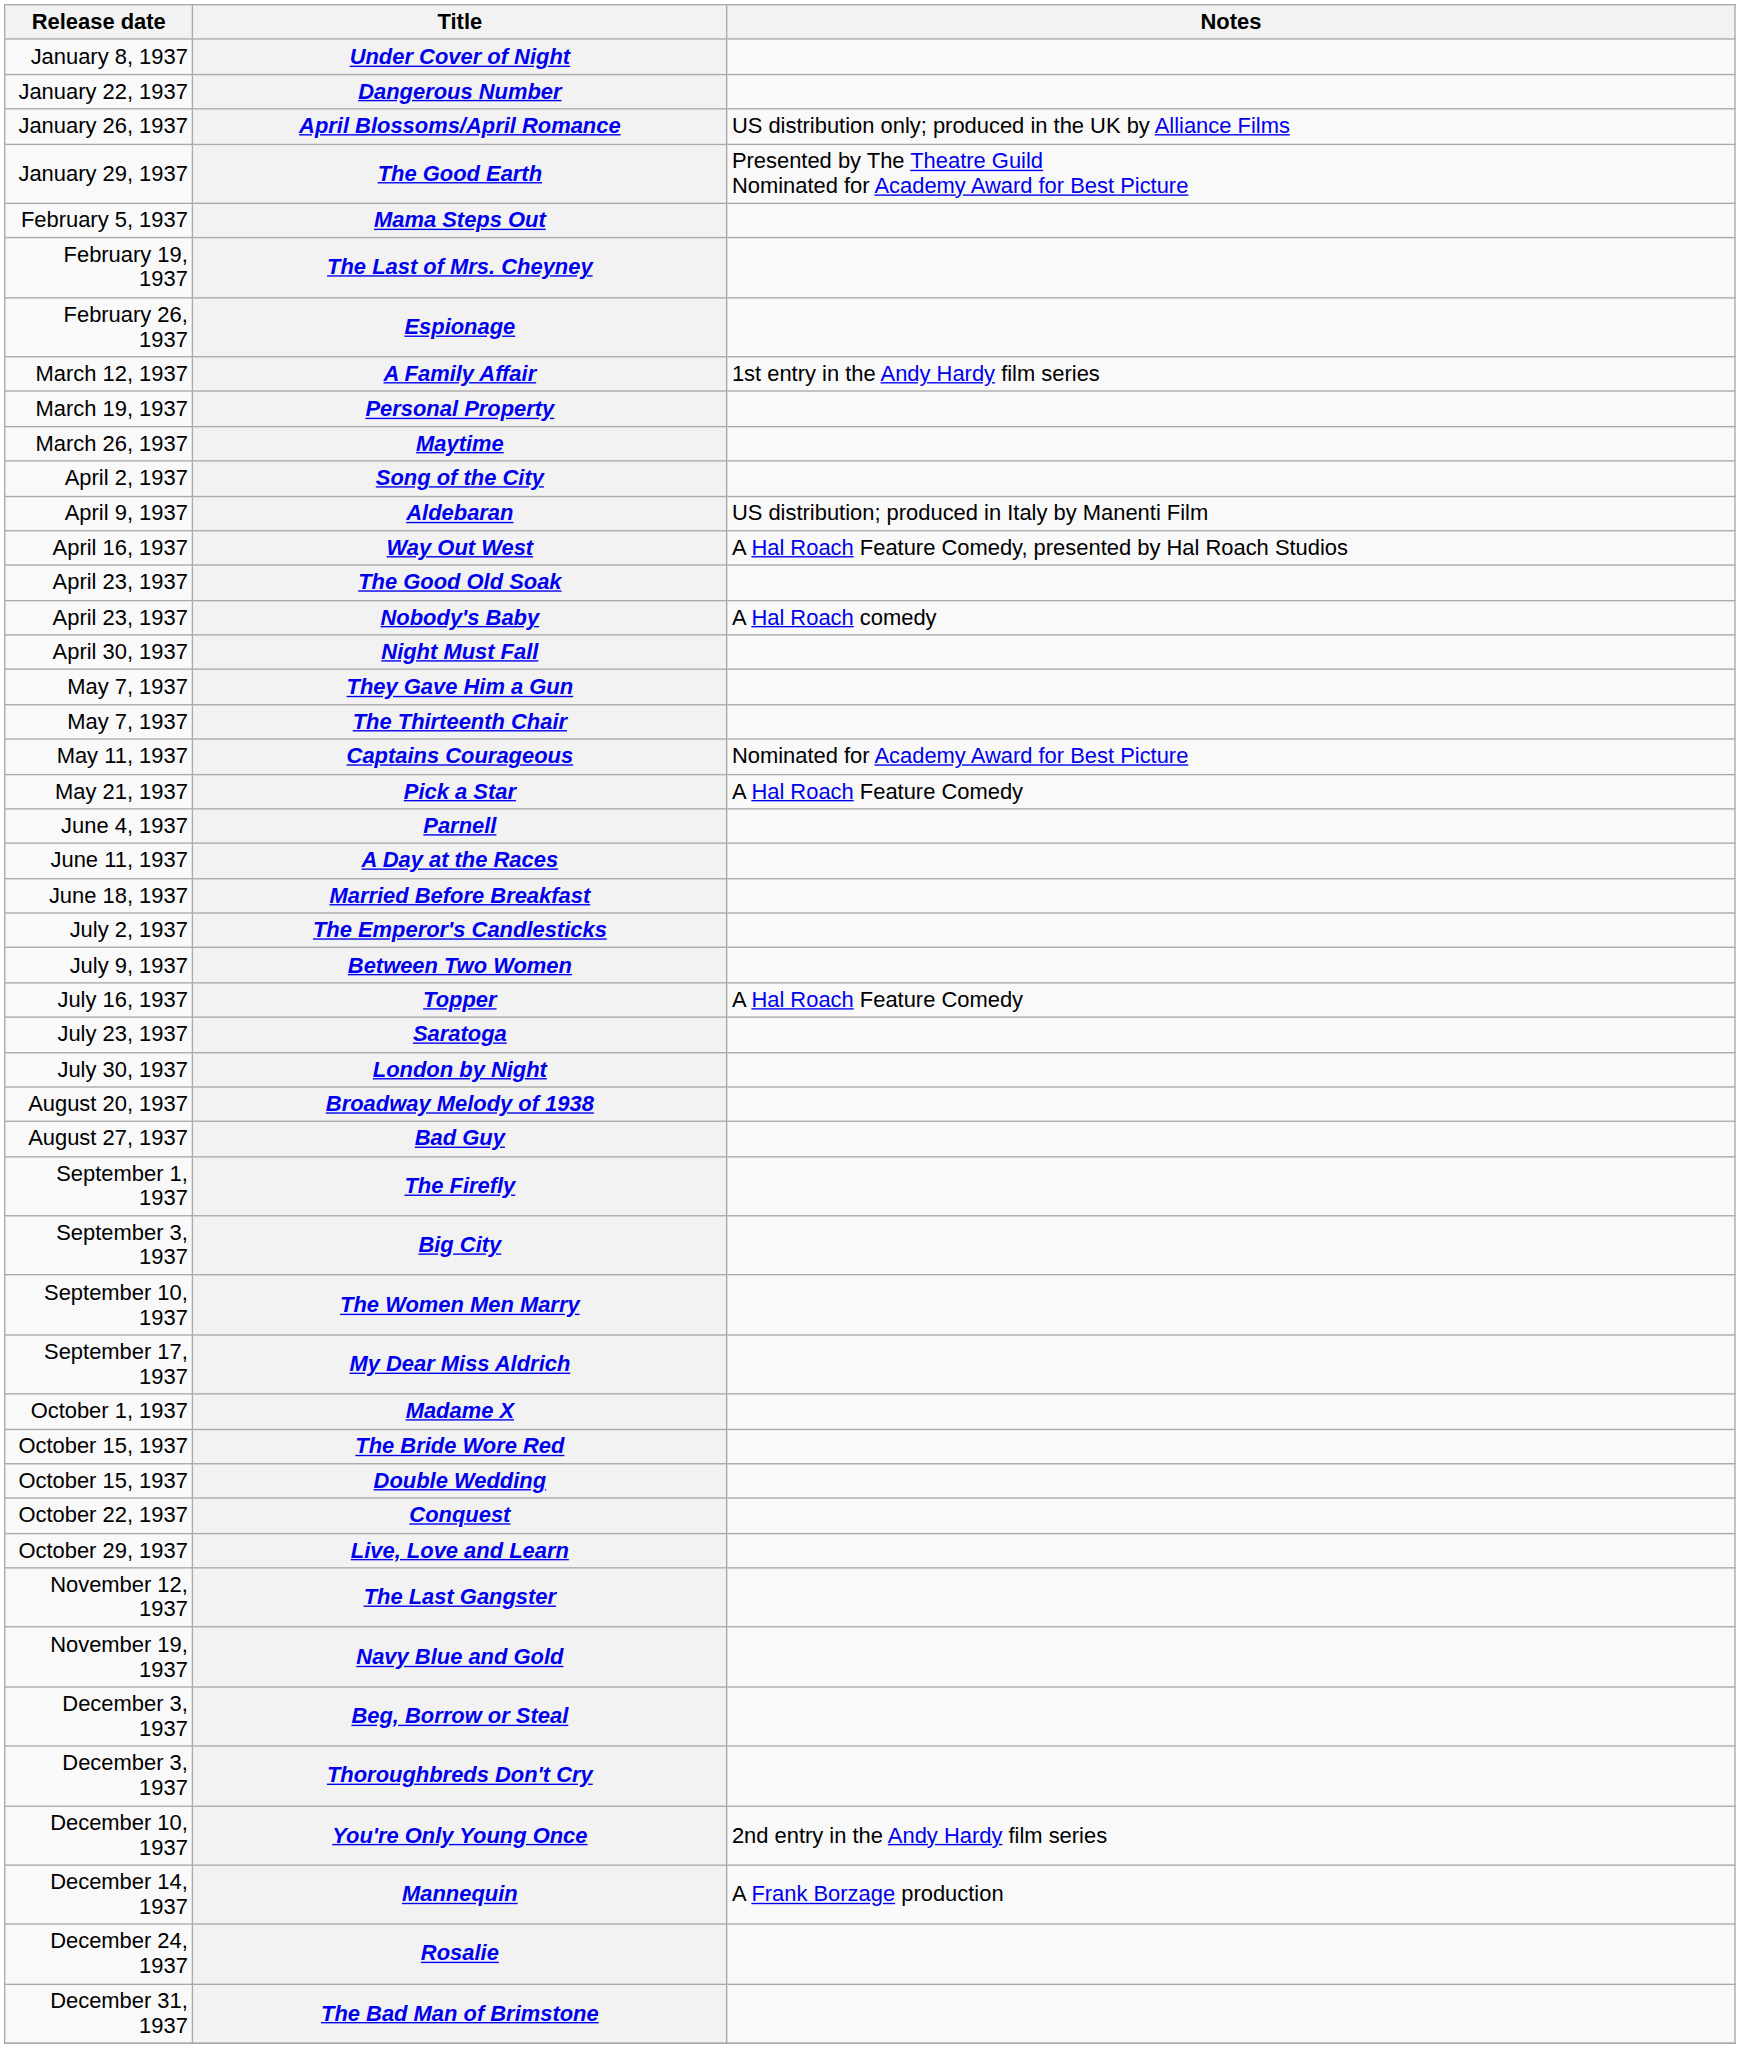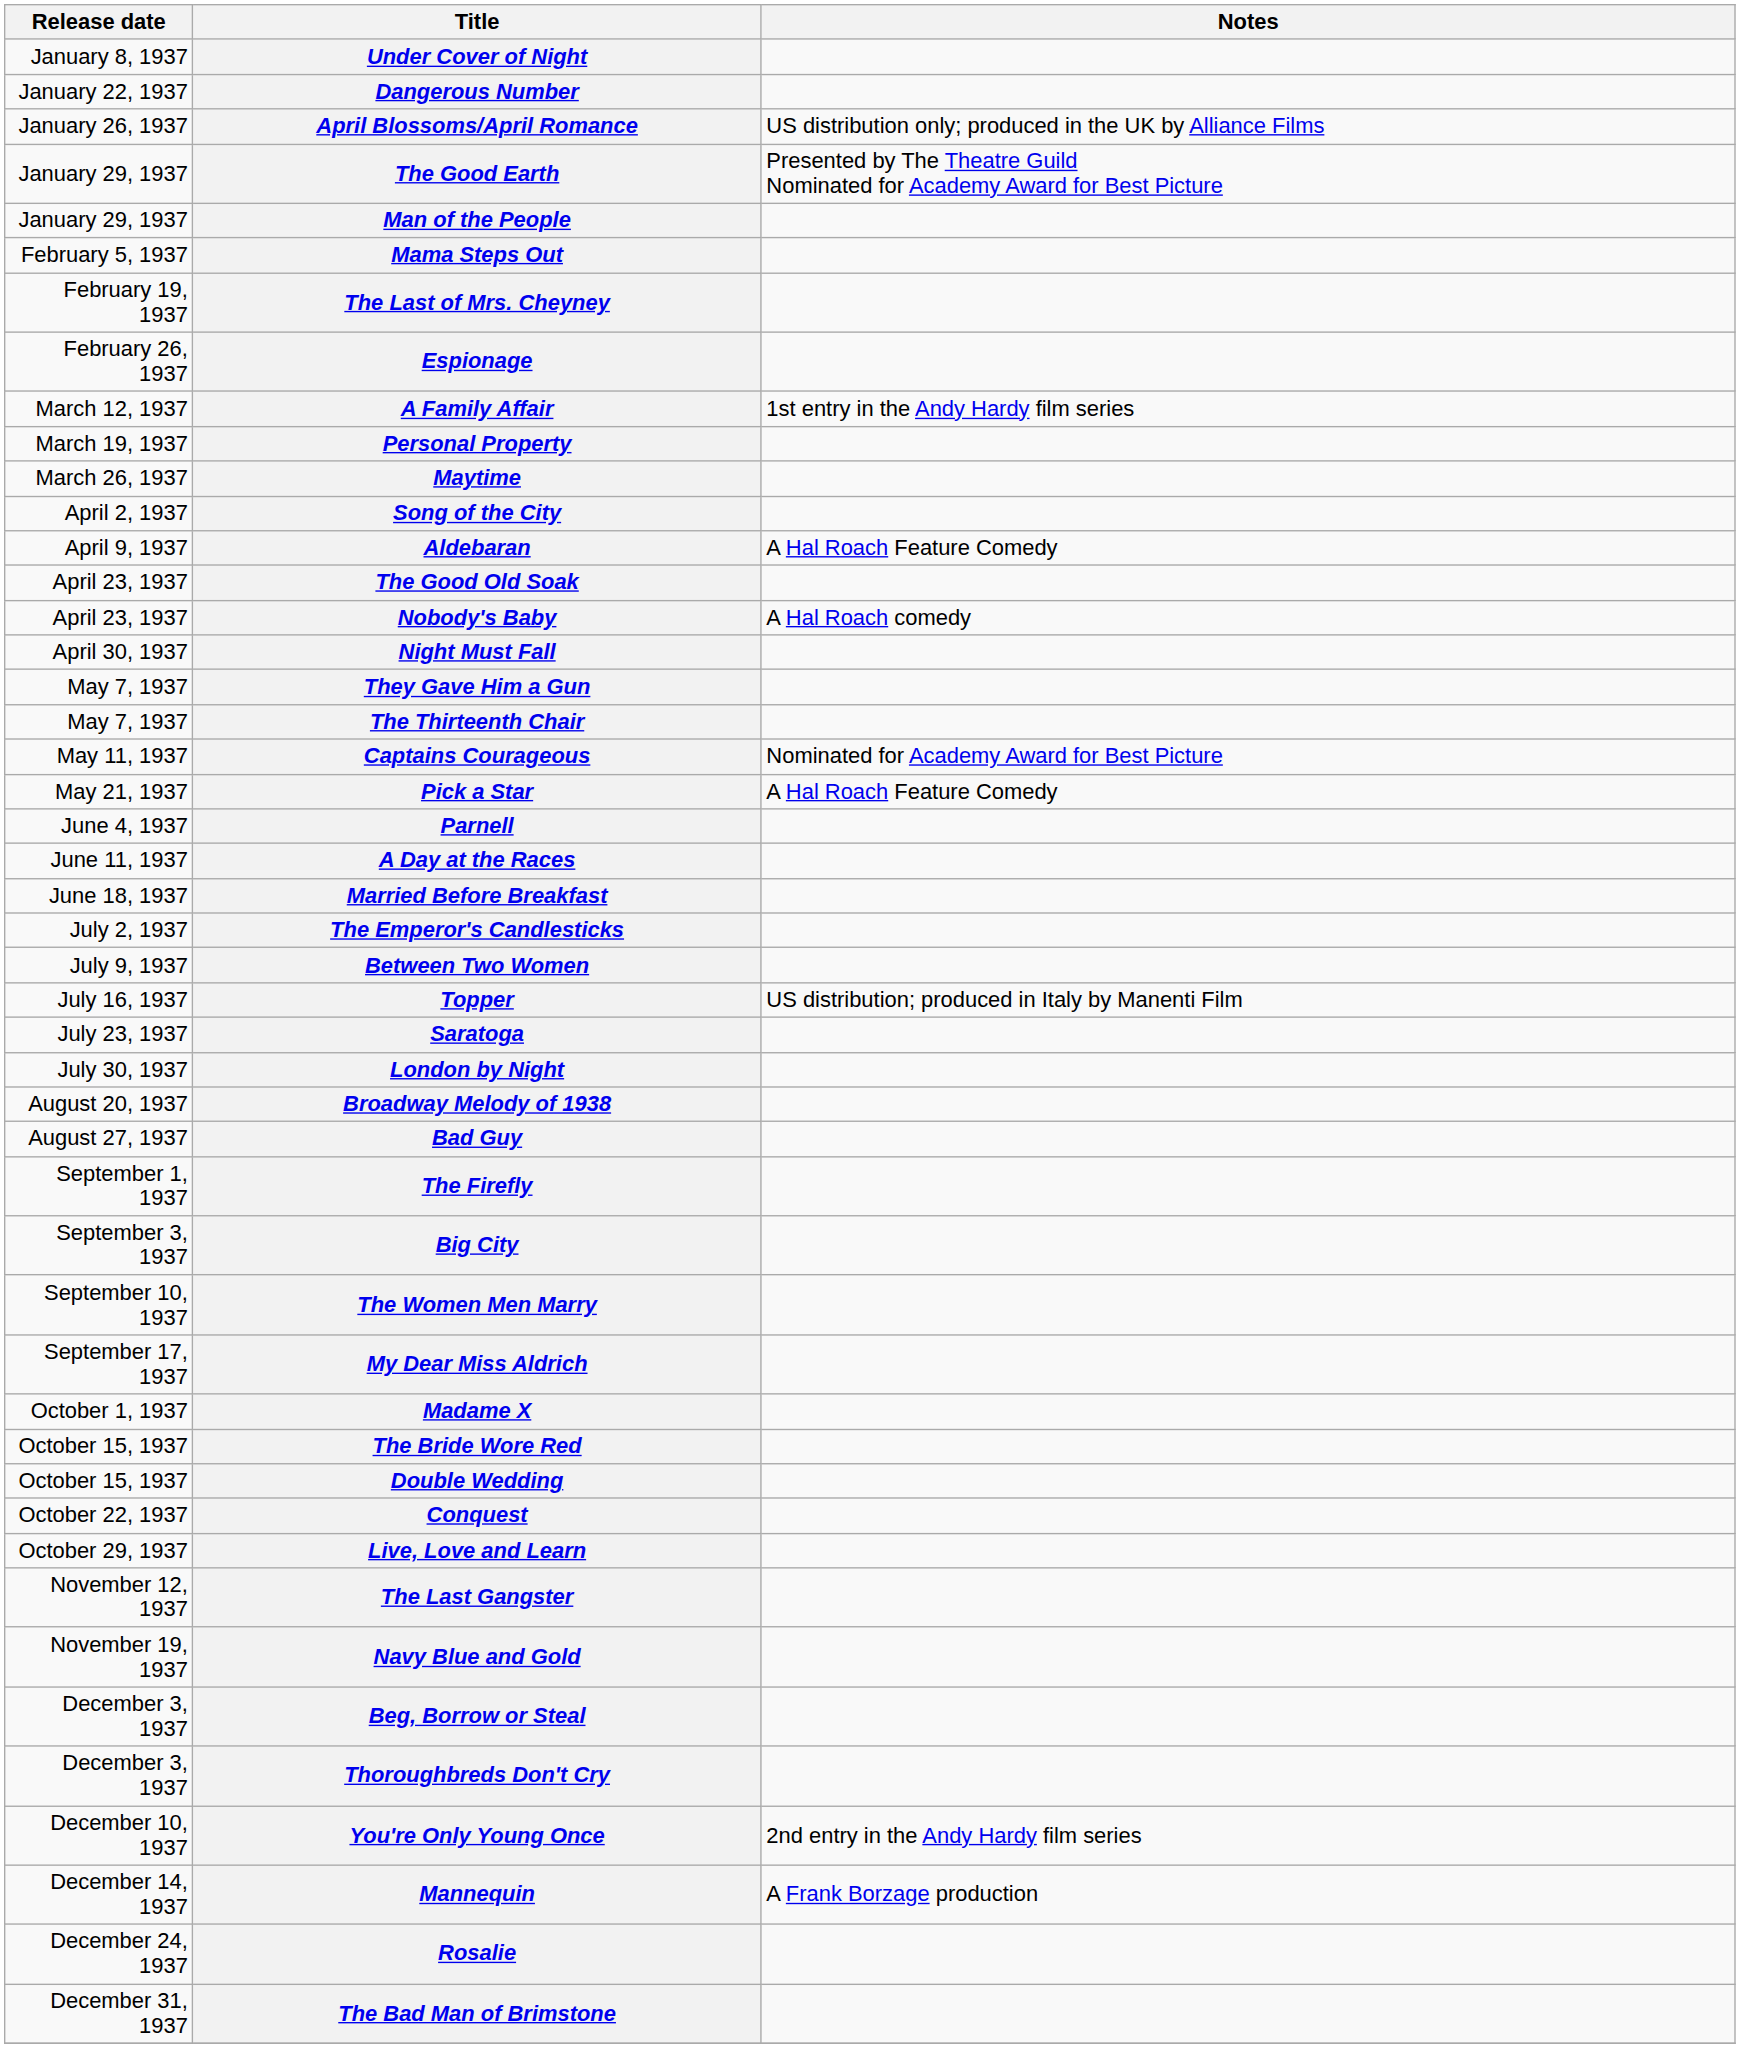+ row: (477, 220)
(970, 513) US distribution; produced in Italy by Manenti Film -> (912, 547) A Hal Roach Feature Comedy
- row: (460, 547)
(877, 999) A Hal Roach Feature Comedy -> (1005, 999) US distribution; produced in Italy by Manenti Film
